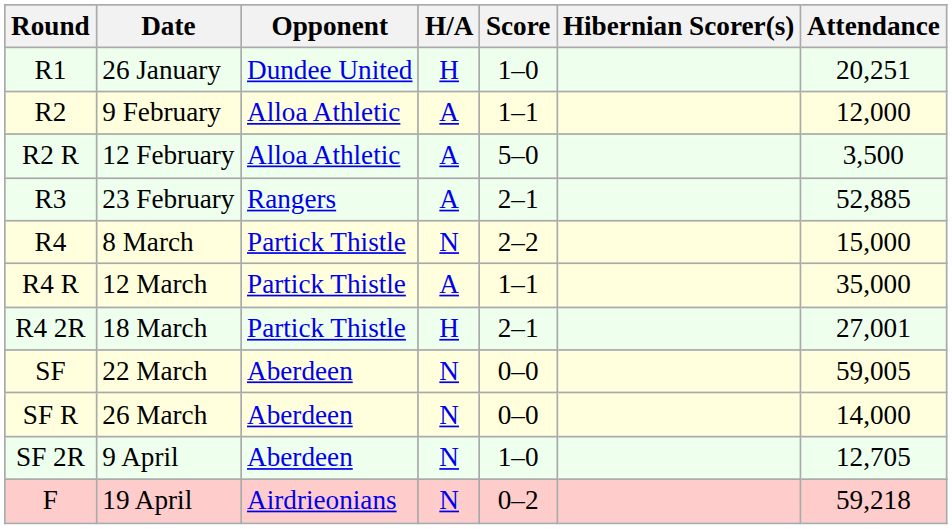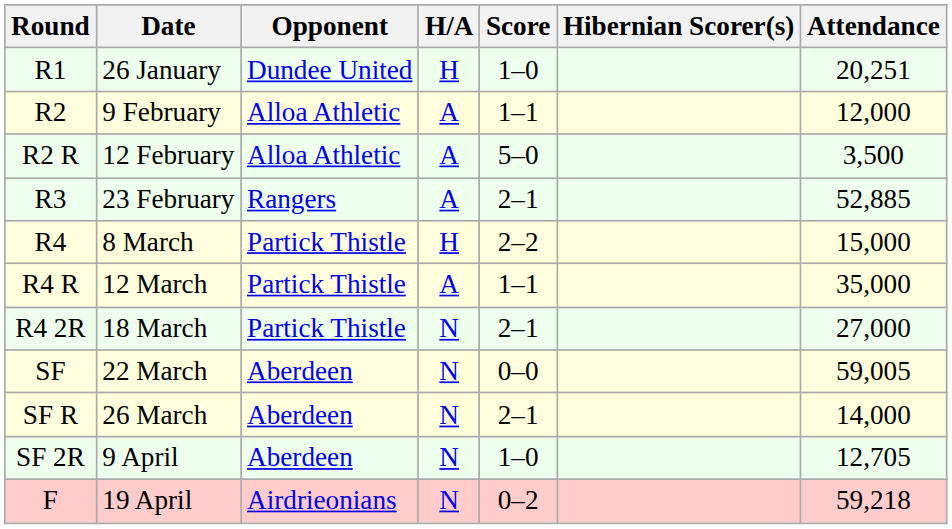(449, 241) N -> (449, 241) H
(449, 328) H -> (449, 328) N
(873, 328) 27,001 -> (873, 328) 27,000
(518, 414) 0–0 -> (518, 414) 2–1
